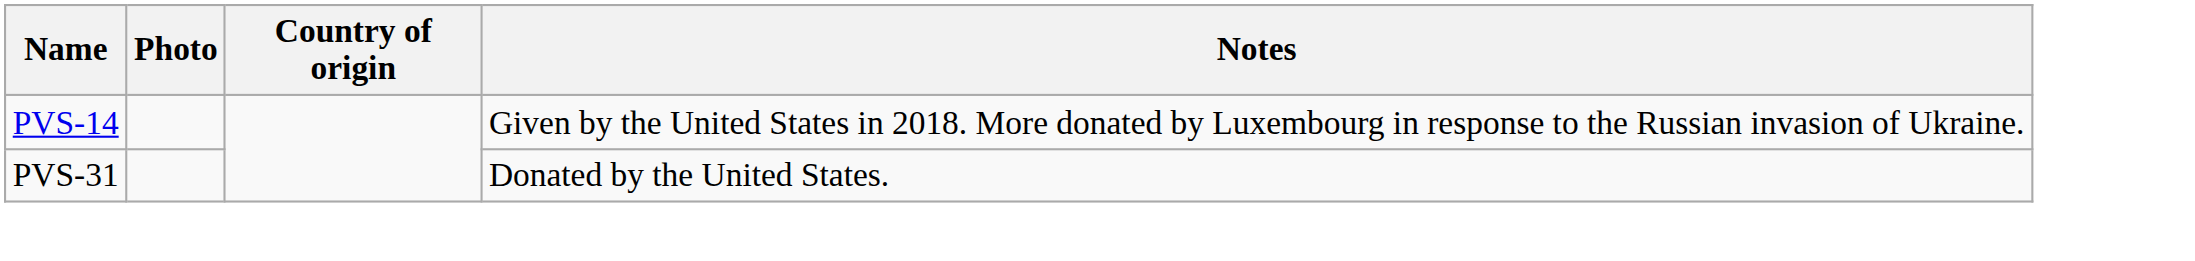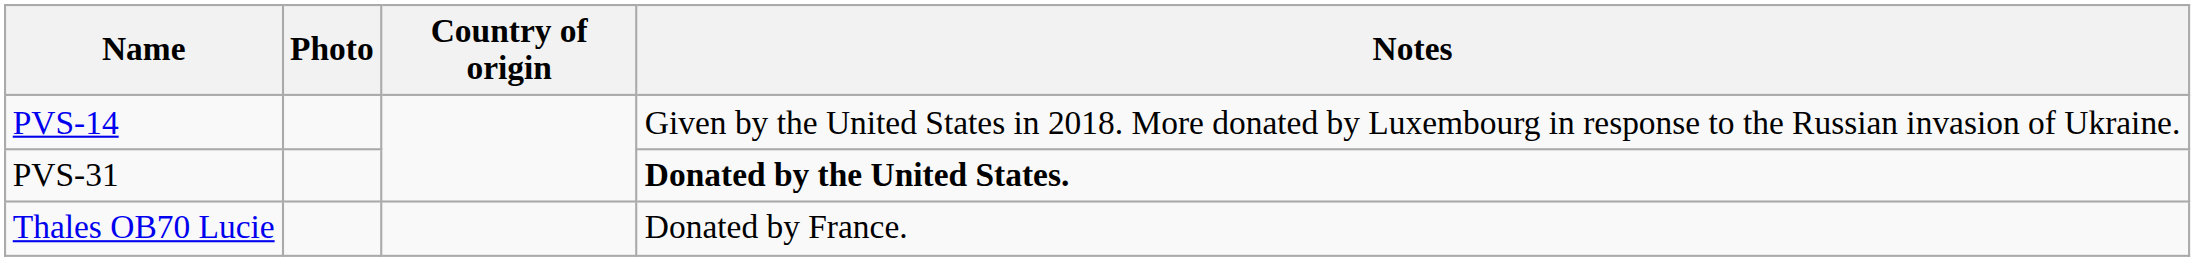(689, 174) normal -> (857, 174) bold
+ row: (144, 227)
